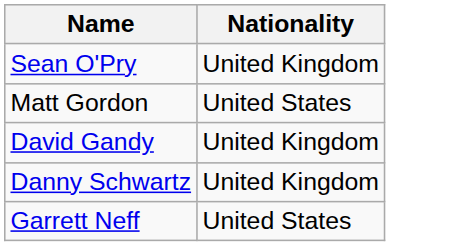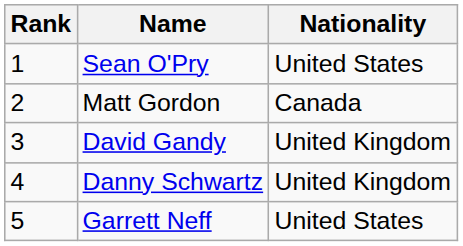+ column: (41, 24)
(291, 63) United Kingdom -> (349, 63) United States
(277, 102) United States -> (318, 102) Canada
